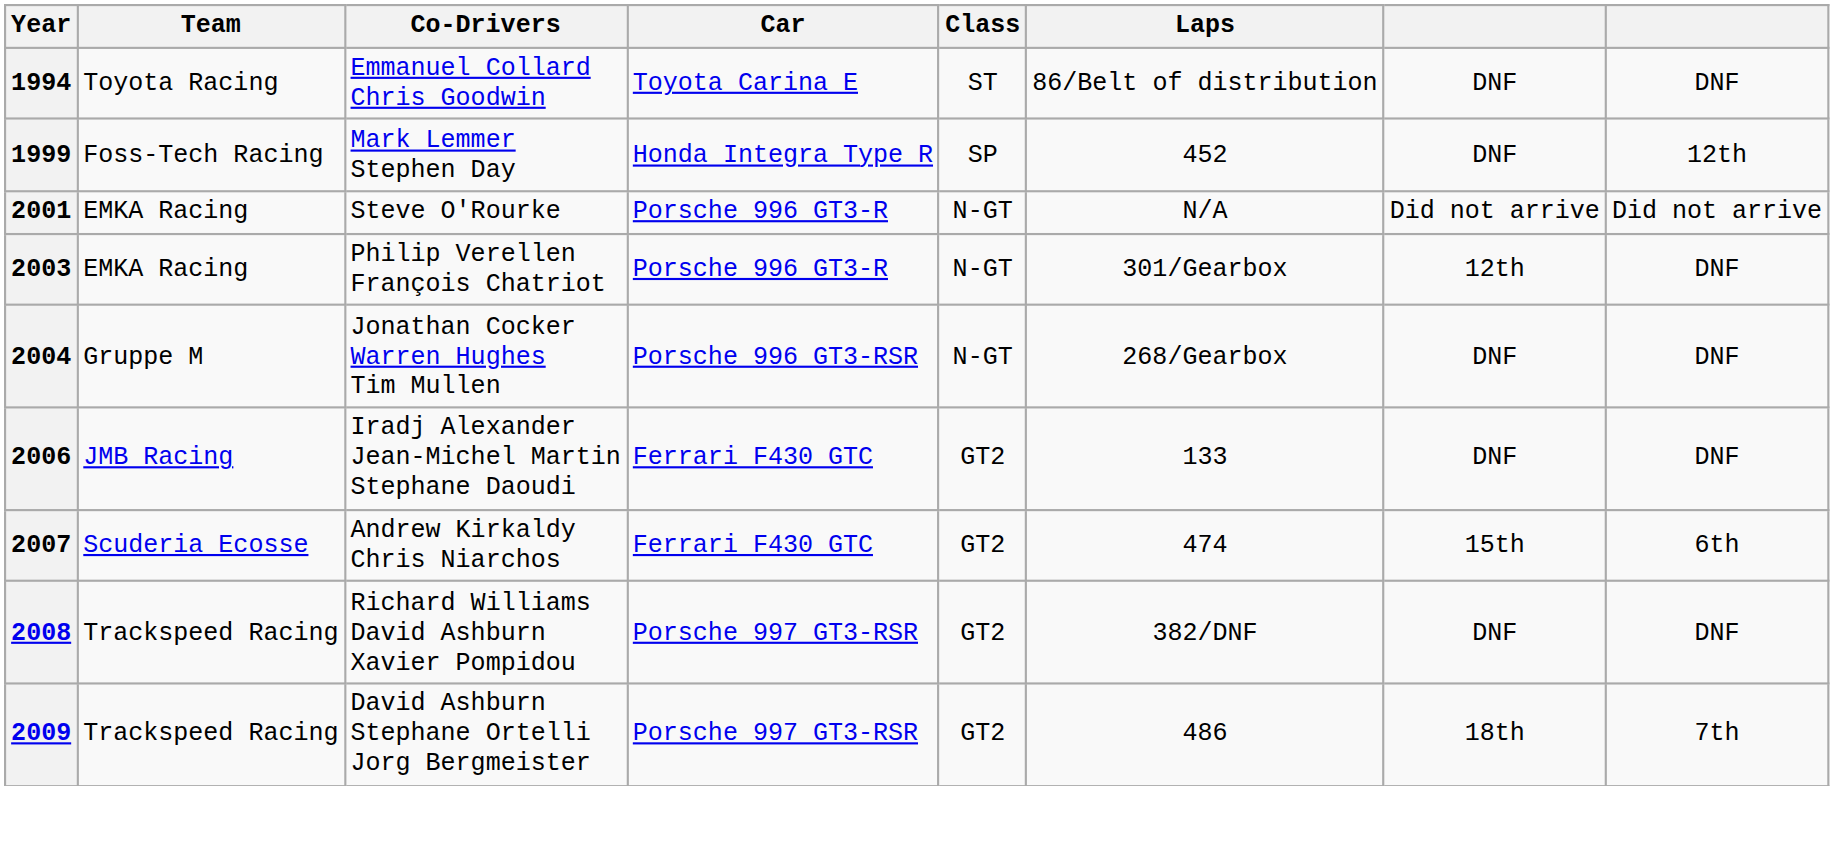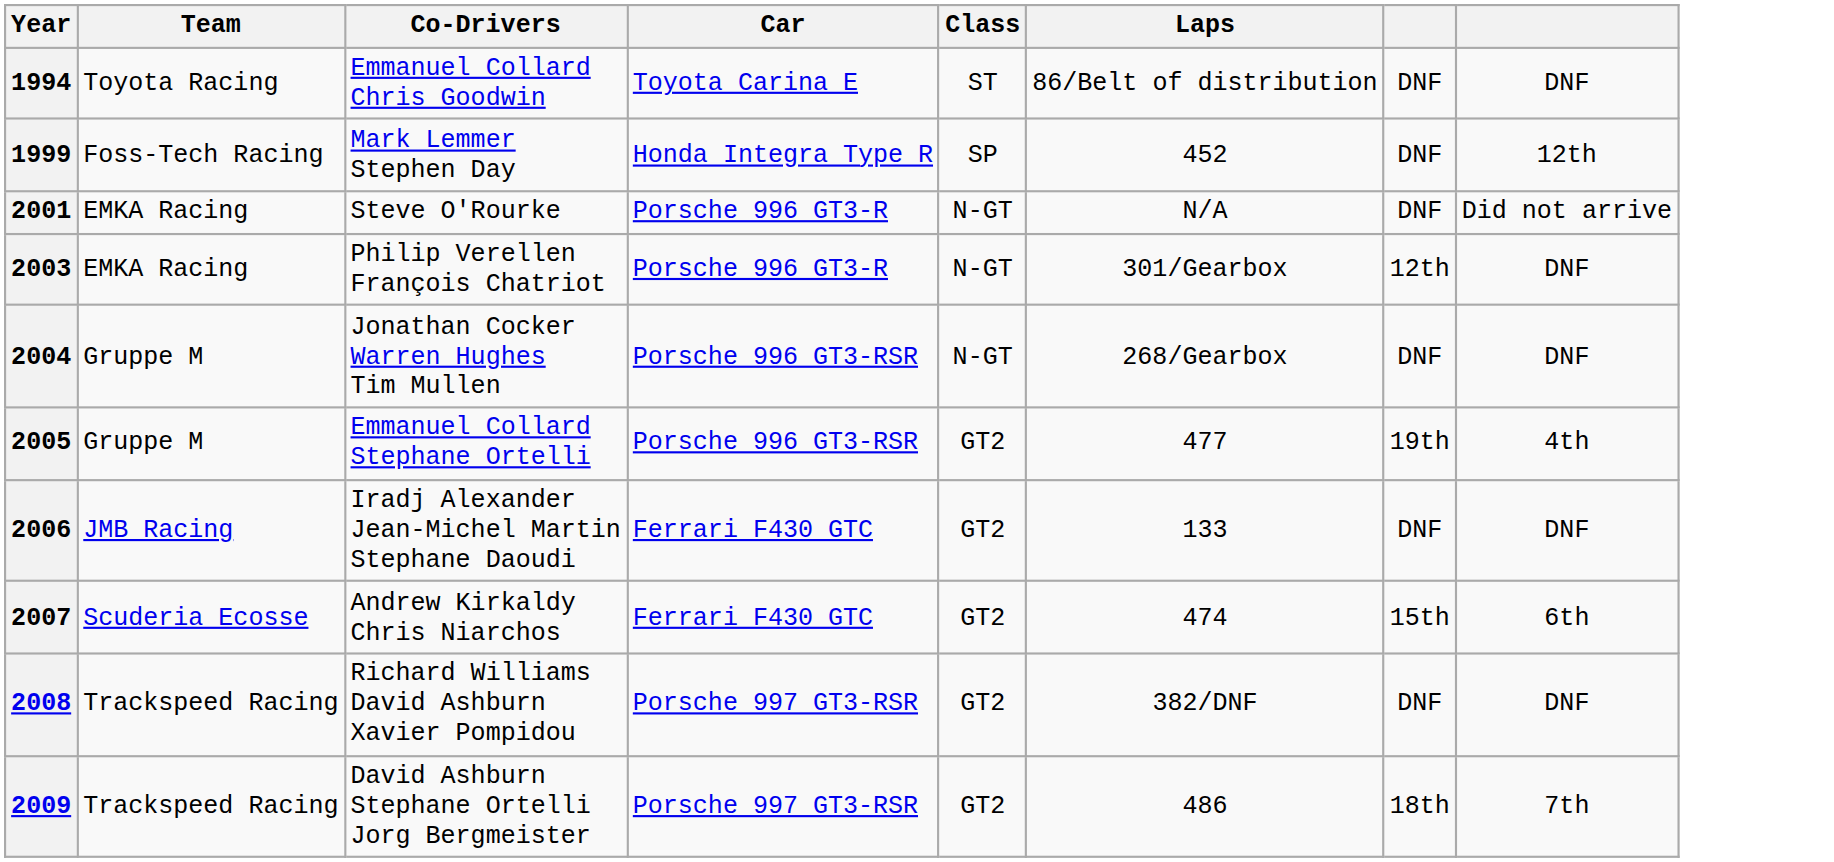(1495, 212) Did not arrive -> (1420, 212) DNF
+ row: (41, 443)
